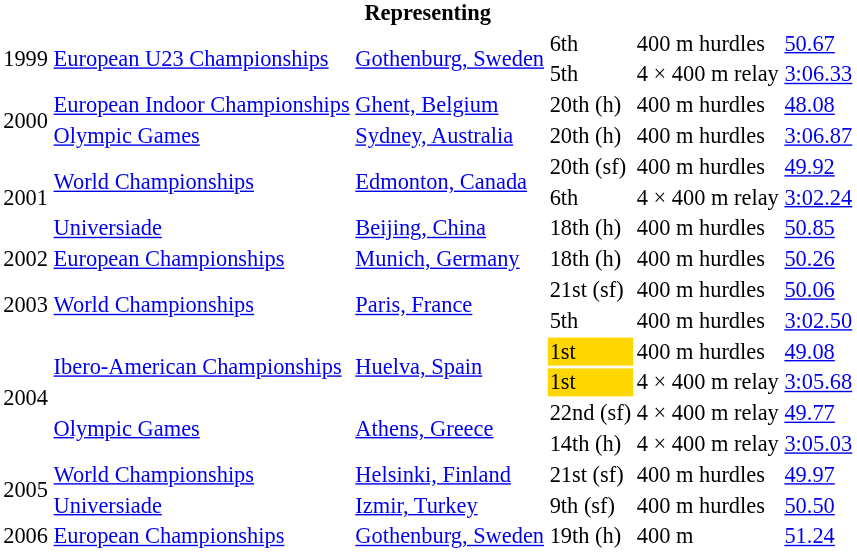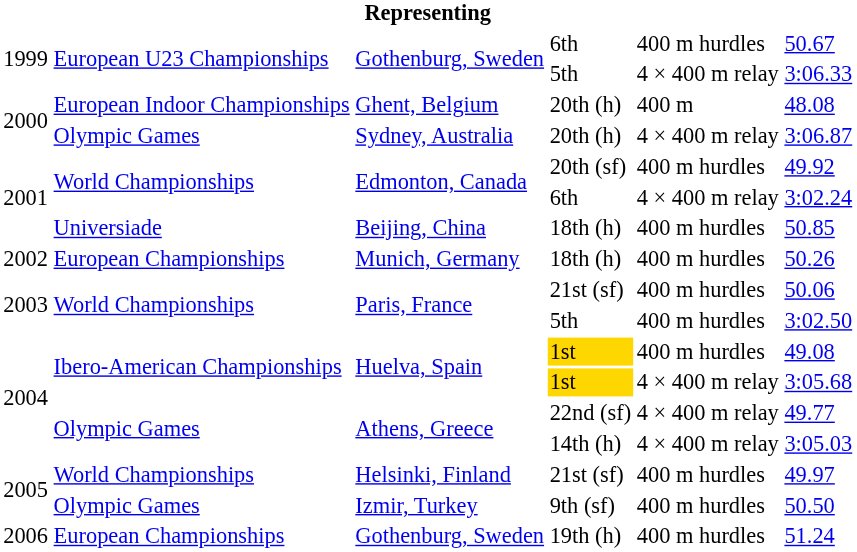(701, 104) 400 m hurdles -> (665, 104) 400 m
(701, 135) 400 m hurdles -> (708, 135) 4 × 400 m relay
(108, 505) Universiade -> (127, 505) Olympic Games
(665, 536) 400 m -> (701, 536) 400 m hurdles
